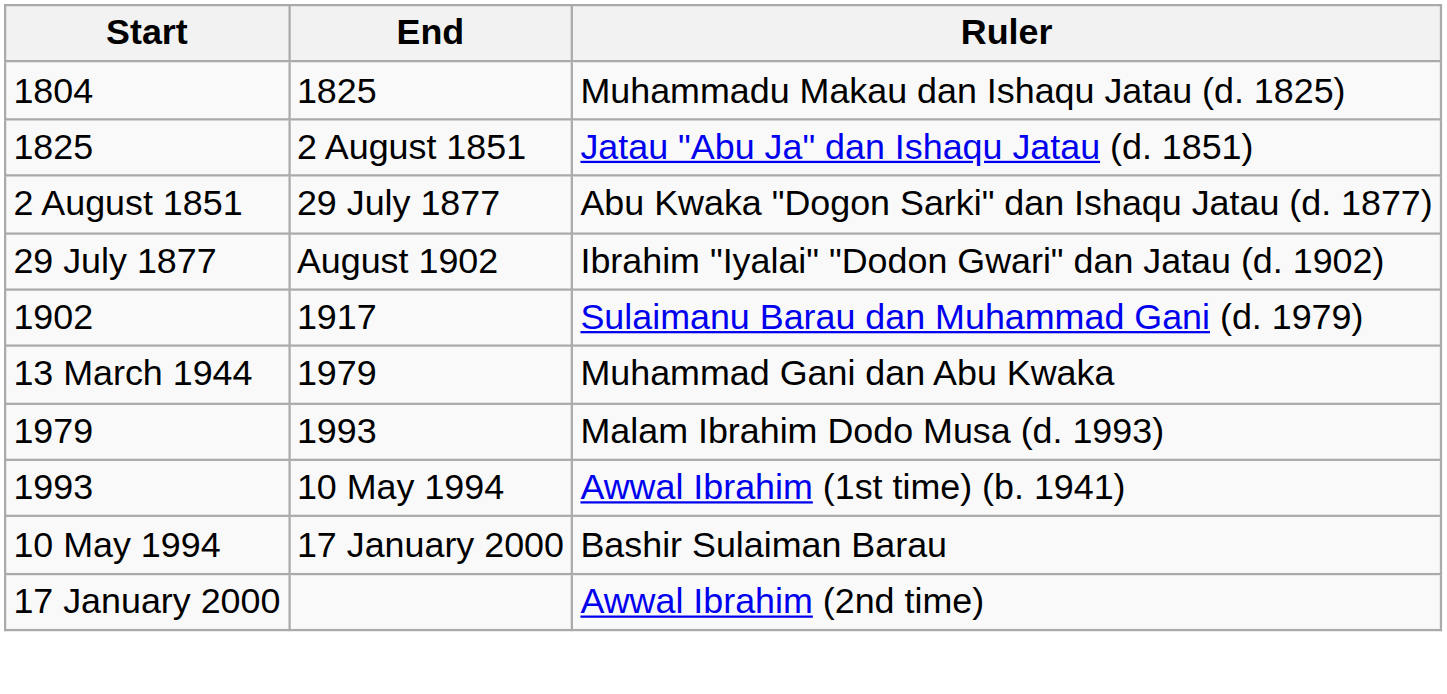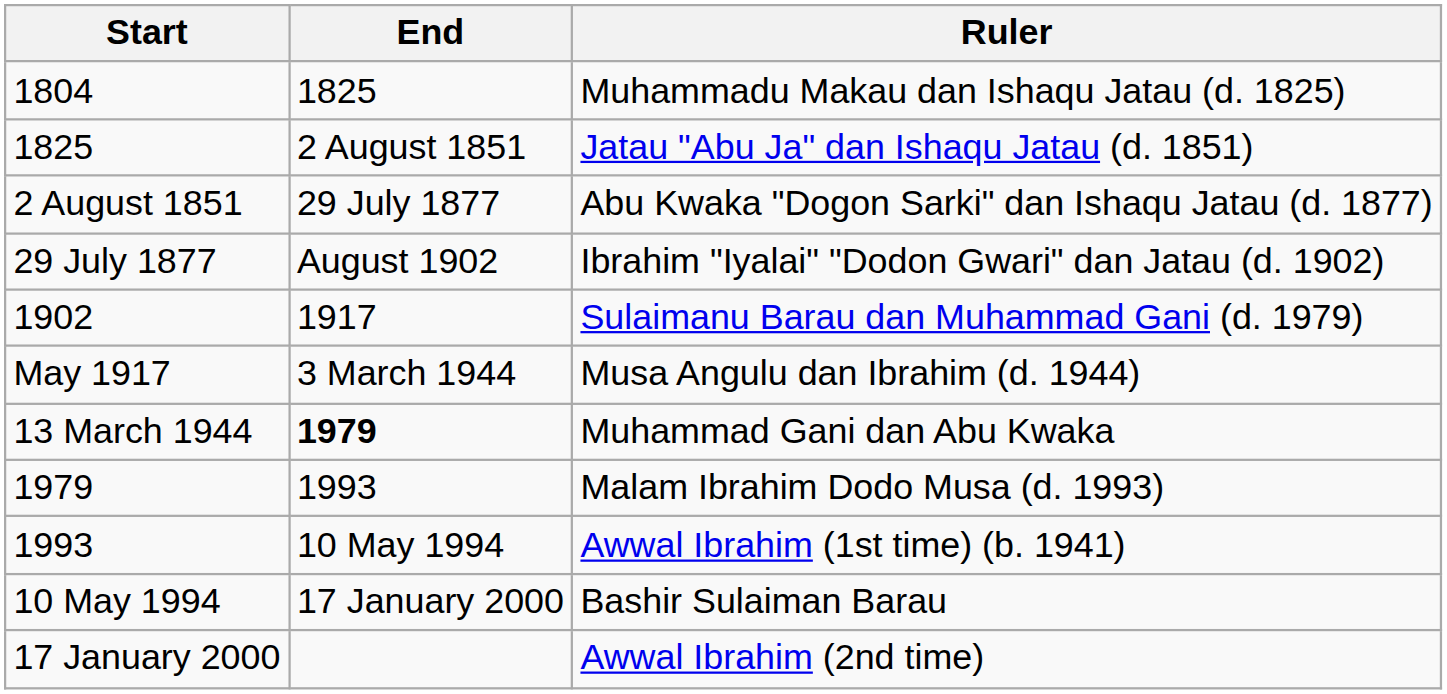+ row: (92, 373)
(337, 373) normal -> (337, 430) bold
